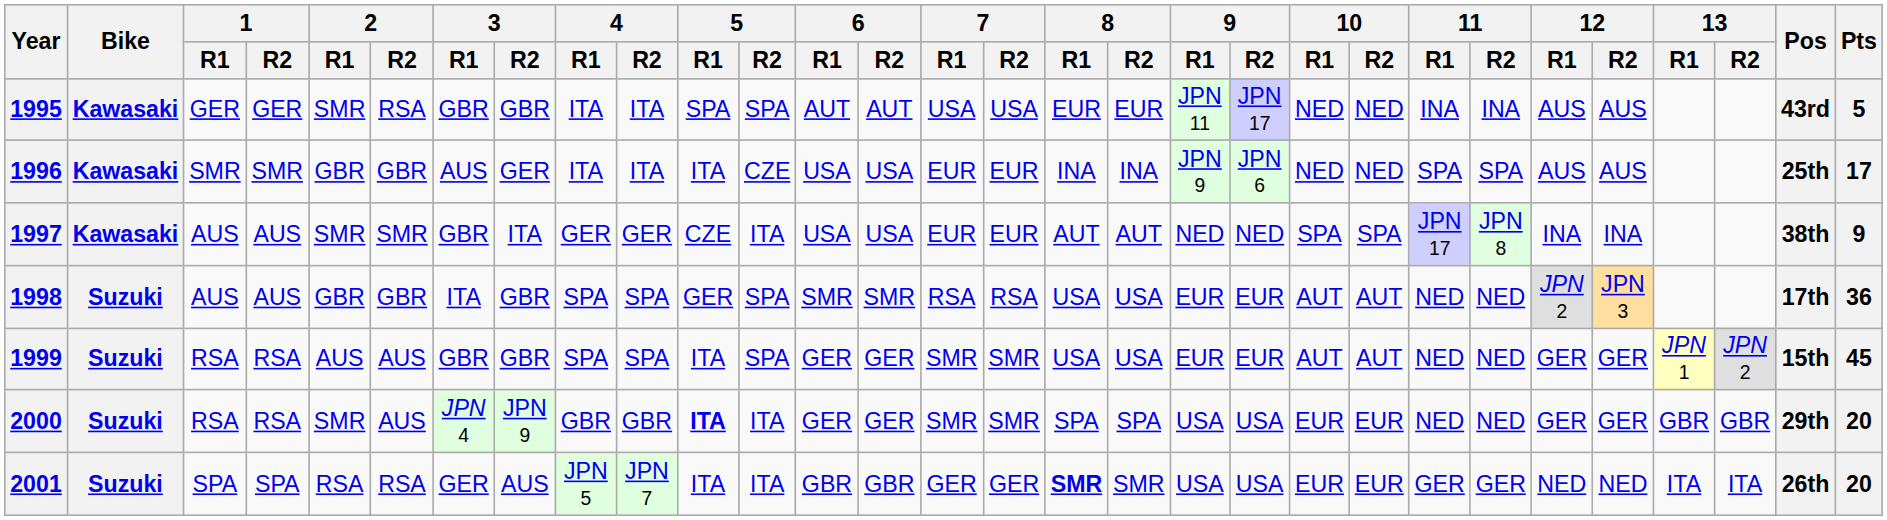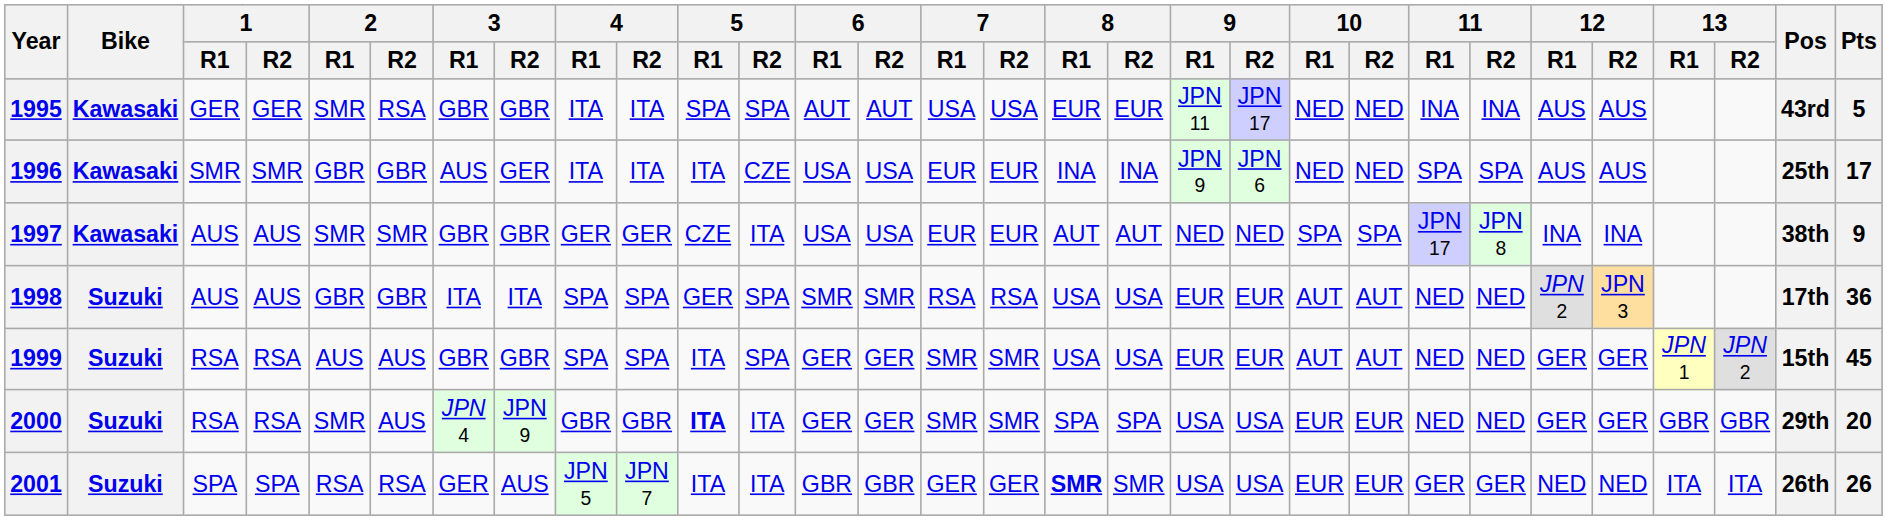(525, 234) ITA -> (525, 234) GBR
(525, 297) GBR -> (525, 297) ITA
(1859, 484) 20 -> (1859, 484) 26
